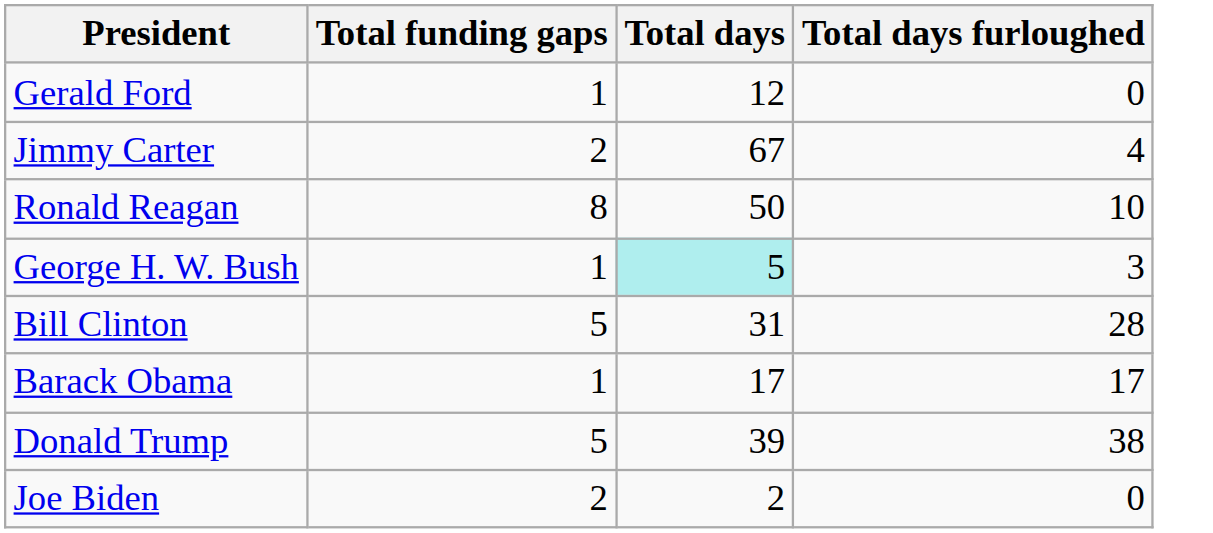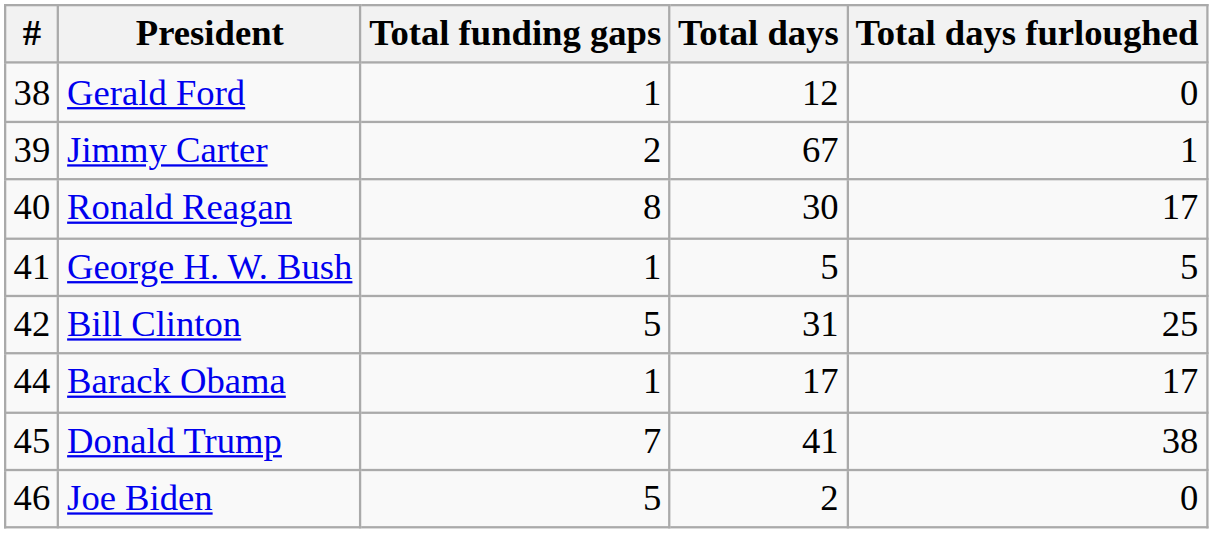+ column: (32, 33)
(1136, 149) 4 -> (1189, 149) 1
(767, 207) 50 -> (820, 207) 30
(1126, 207) 10 -> (1180, 207) 17
(776, 265) paleturquoise background -> (830, 265) no background
(1136, 265) 3 -> (1189, 265) 5
(1126, 324) 28 -> (1180, 324) 25
(599, 440) 5 -> (652, 440) 7
(767, 440) 39 -> (820, 440) 41
(599, 498) 2 -> (652, 498) 5
